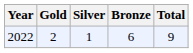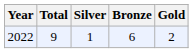columns swapped: (53, 15) <-> (171, 15)
